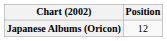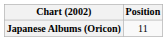(143, 28) 12 -> (143, 28) 11
